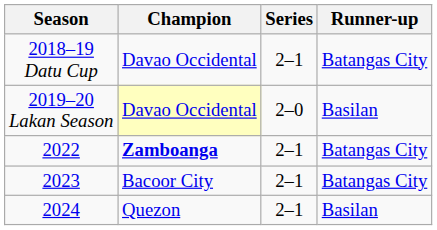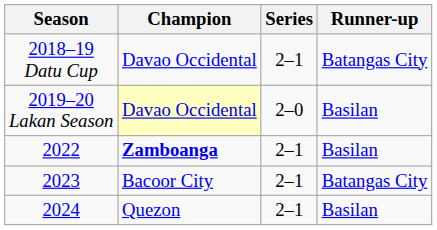(375, 150) Batangas City -> (350, 150) Basilan
